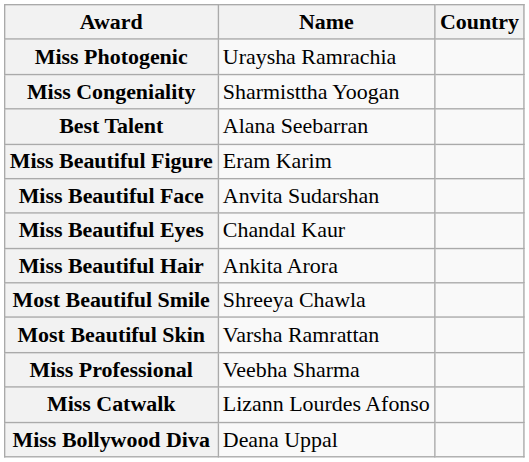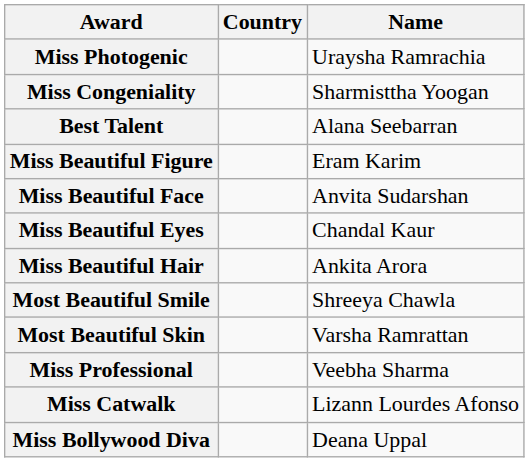columns swapped: (326, 21) <-> (479, 21)
